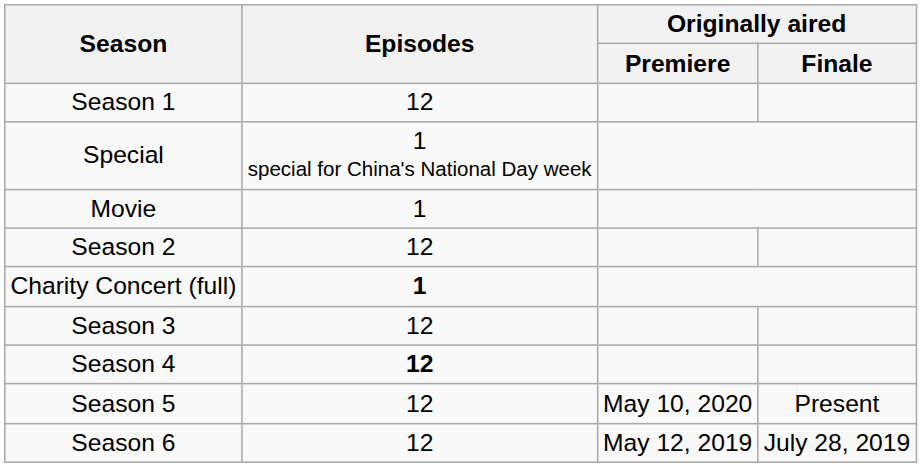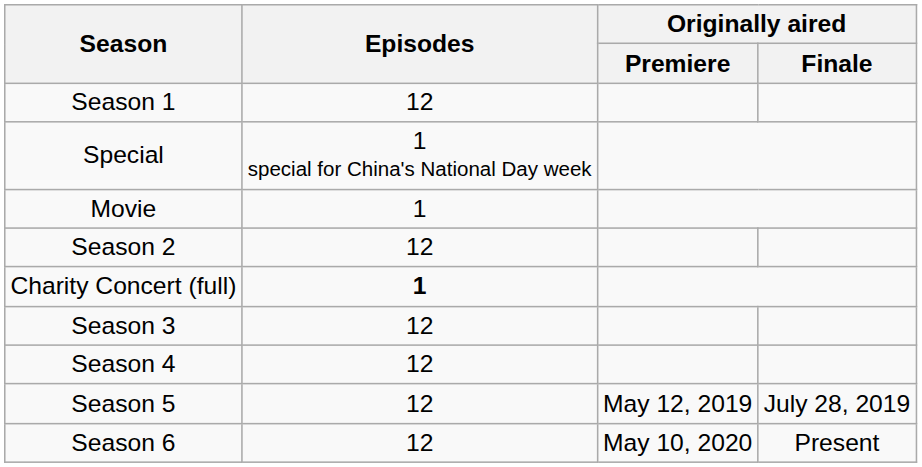(420, 364) bold -> (420, 364) normal
(678, 403) May 10, 2020 -> (678, 403) May 12, 2019
(837, 403) Present -> (837, 403) July 28, 2019
(678, 442) May 12, 2019 -> (678, 442) May 10, 2020
(837, 442) July 28, 2019 -> (837, 442) Present
